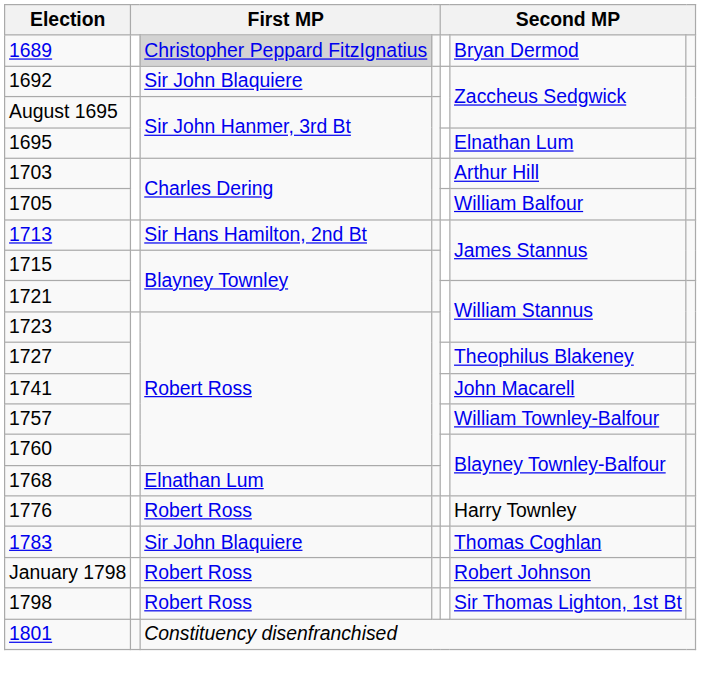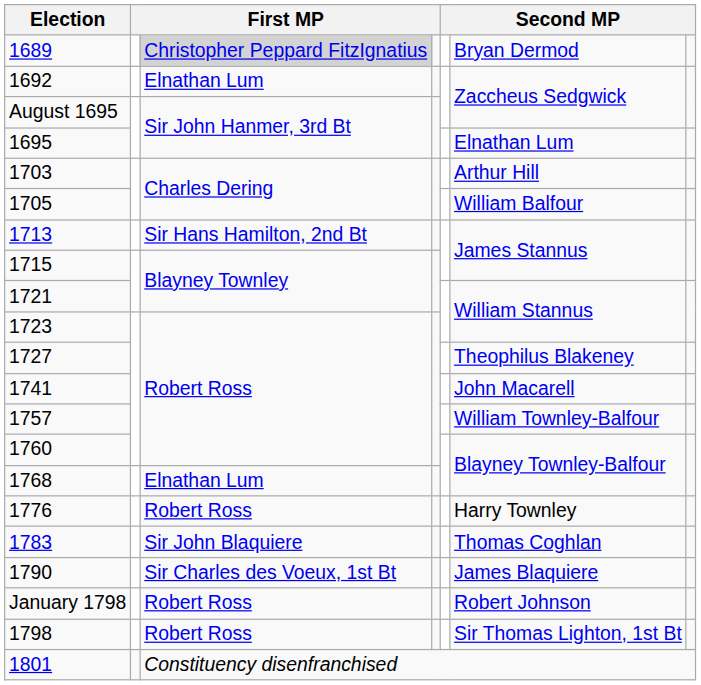(223, 81) Sir John Blaquiere -> (204, 81) Elnathan Lum
+ row: (31, 572)
